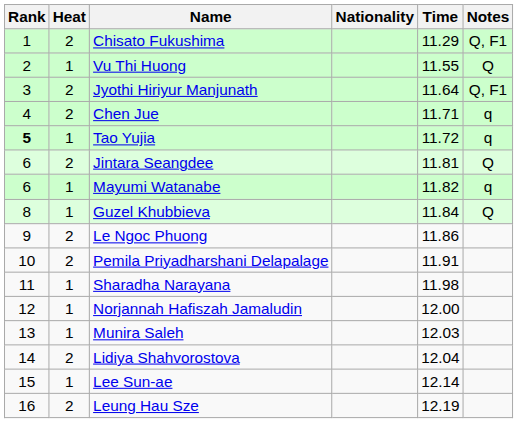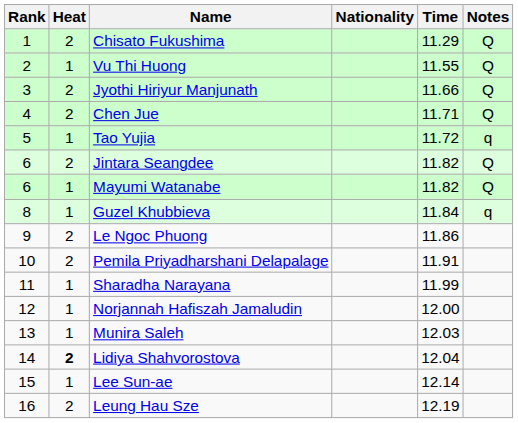(488, 41) Q, F1 -> (488, 41) Q
(440, 90) 11.64 -> (440, 90) 11.66
(488, 90) Q, F1 -> (488, 90) Q
(488, 114) q -> (488, 114) Q
(27, 138) bold -> (27, 138) normal
(440, 163) 11.81 -> (440, 163) 11.82
(488, 187) q -> (488, 187) Q
(488, 211) Q -> (488, 211) q
(440, 284) 11.98 -> (440, 284) 11.99
(69, 357) normal -> (69, 357) bold
